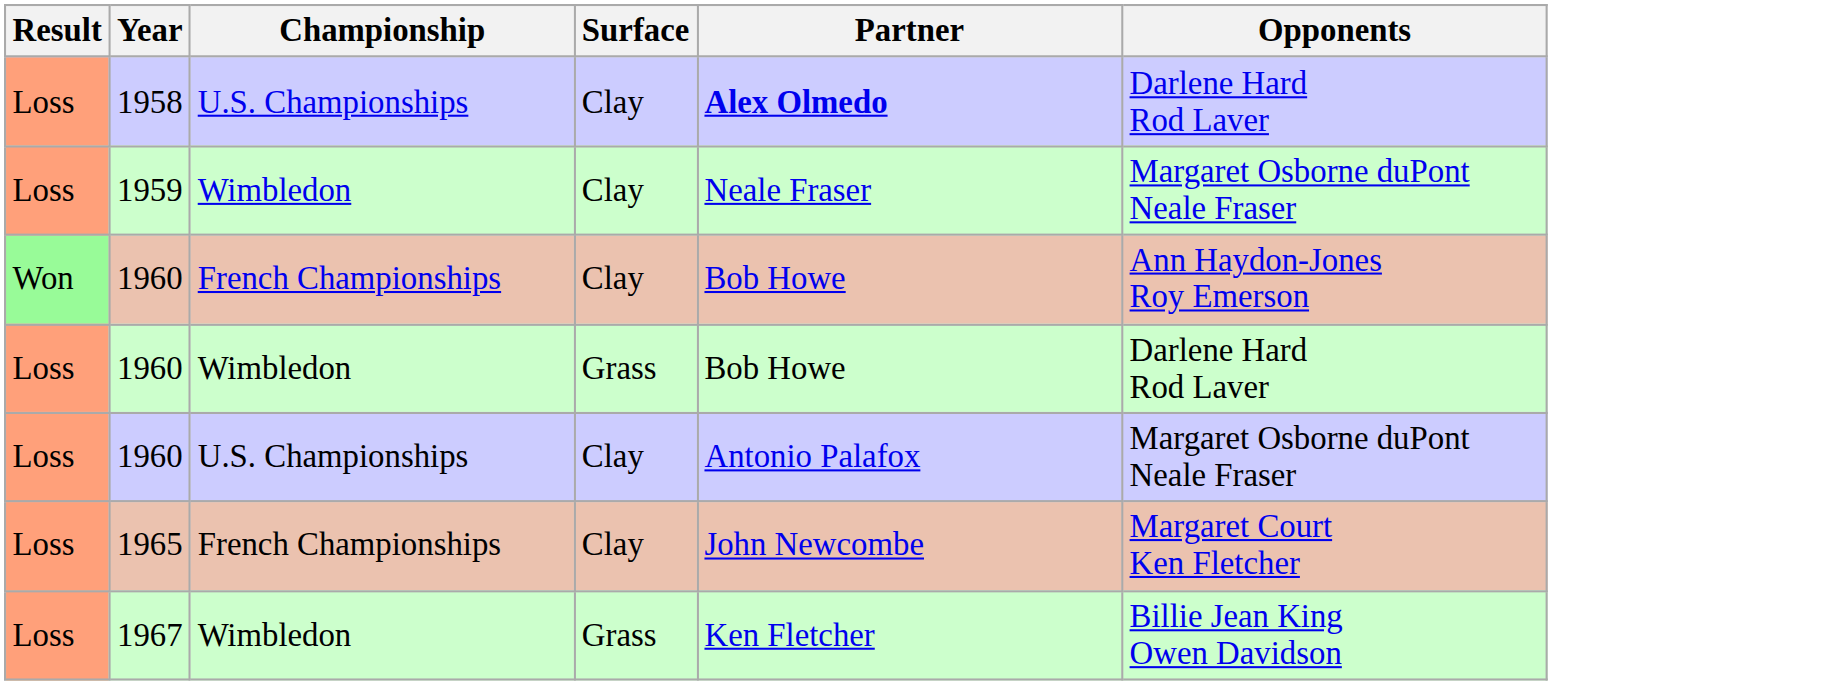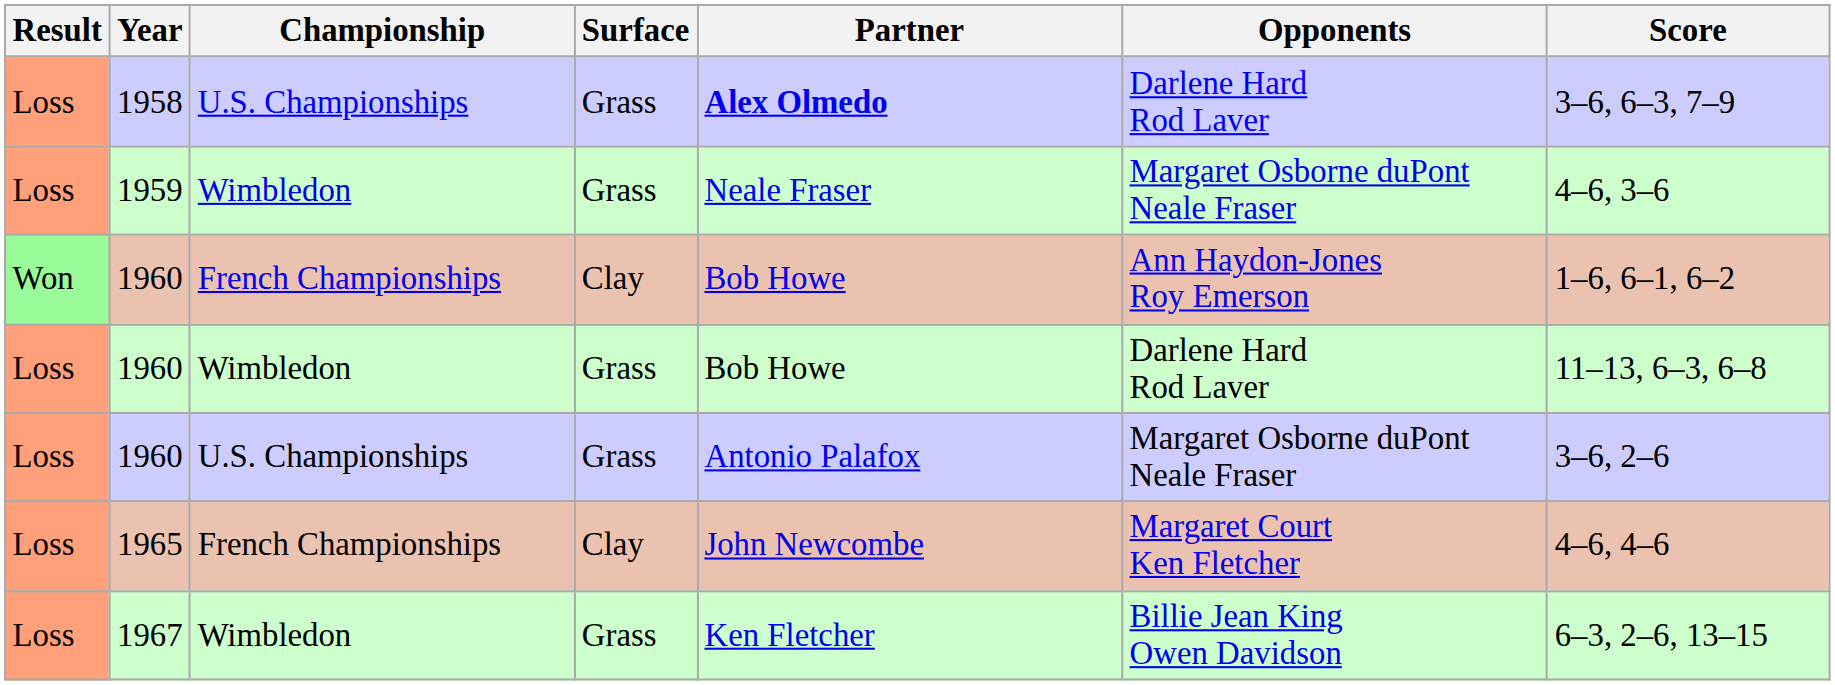+ column: (1688, 30)
(613, 100) Clay -> (619, 100) Grass
(613, 189) Clay -> (619, 189) Grass
(613, 456) Clay -> (619, 456) Grass
